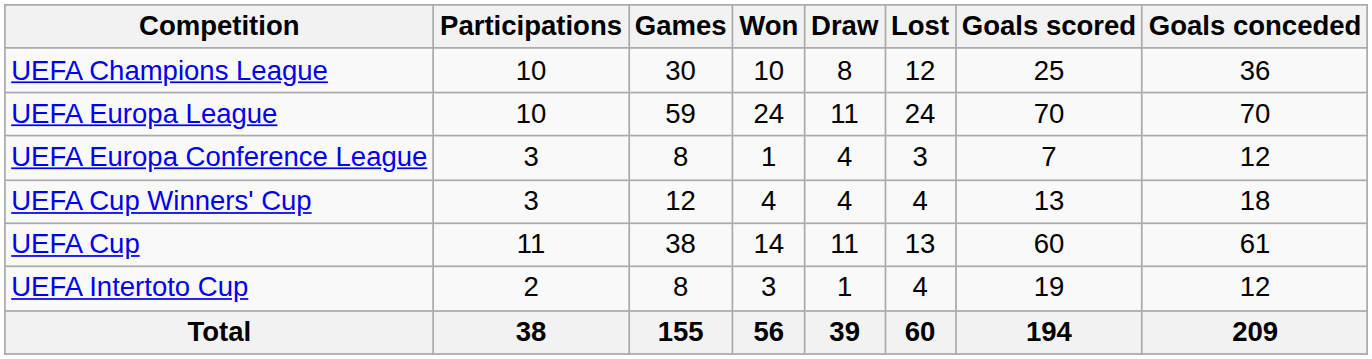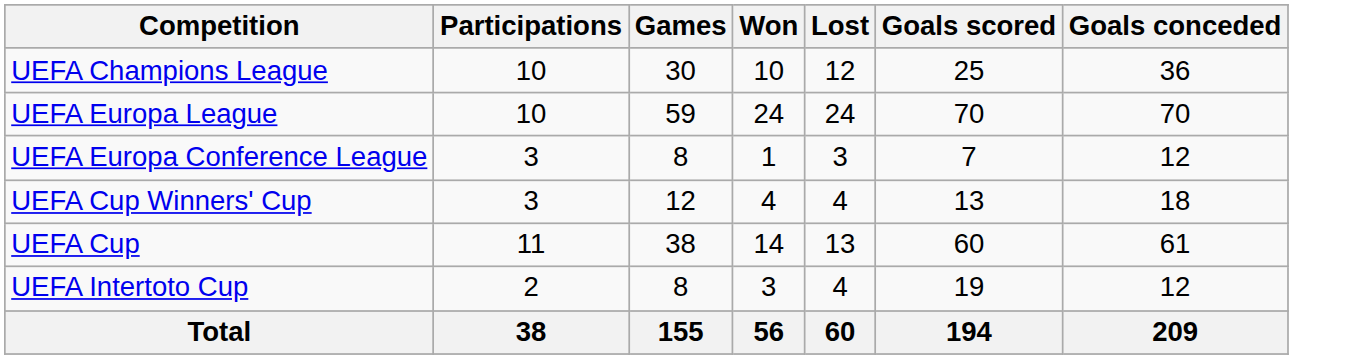- column: (845, 26)
